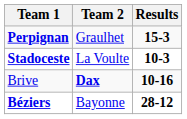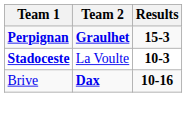(100, 37) normal -> (103, 37) bold
- row: (29, 102)
